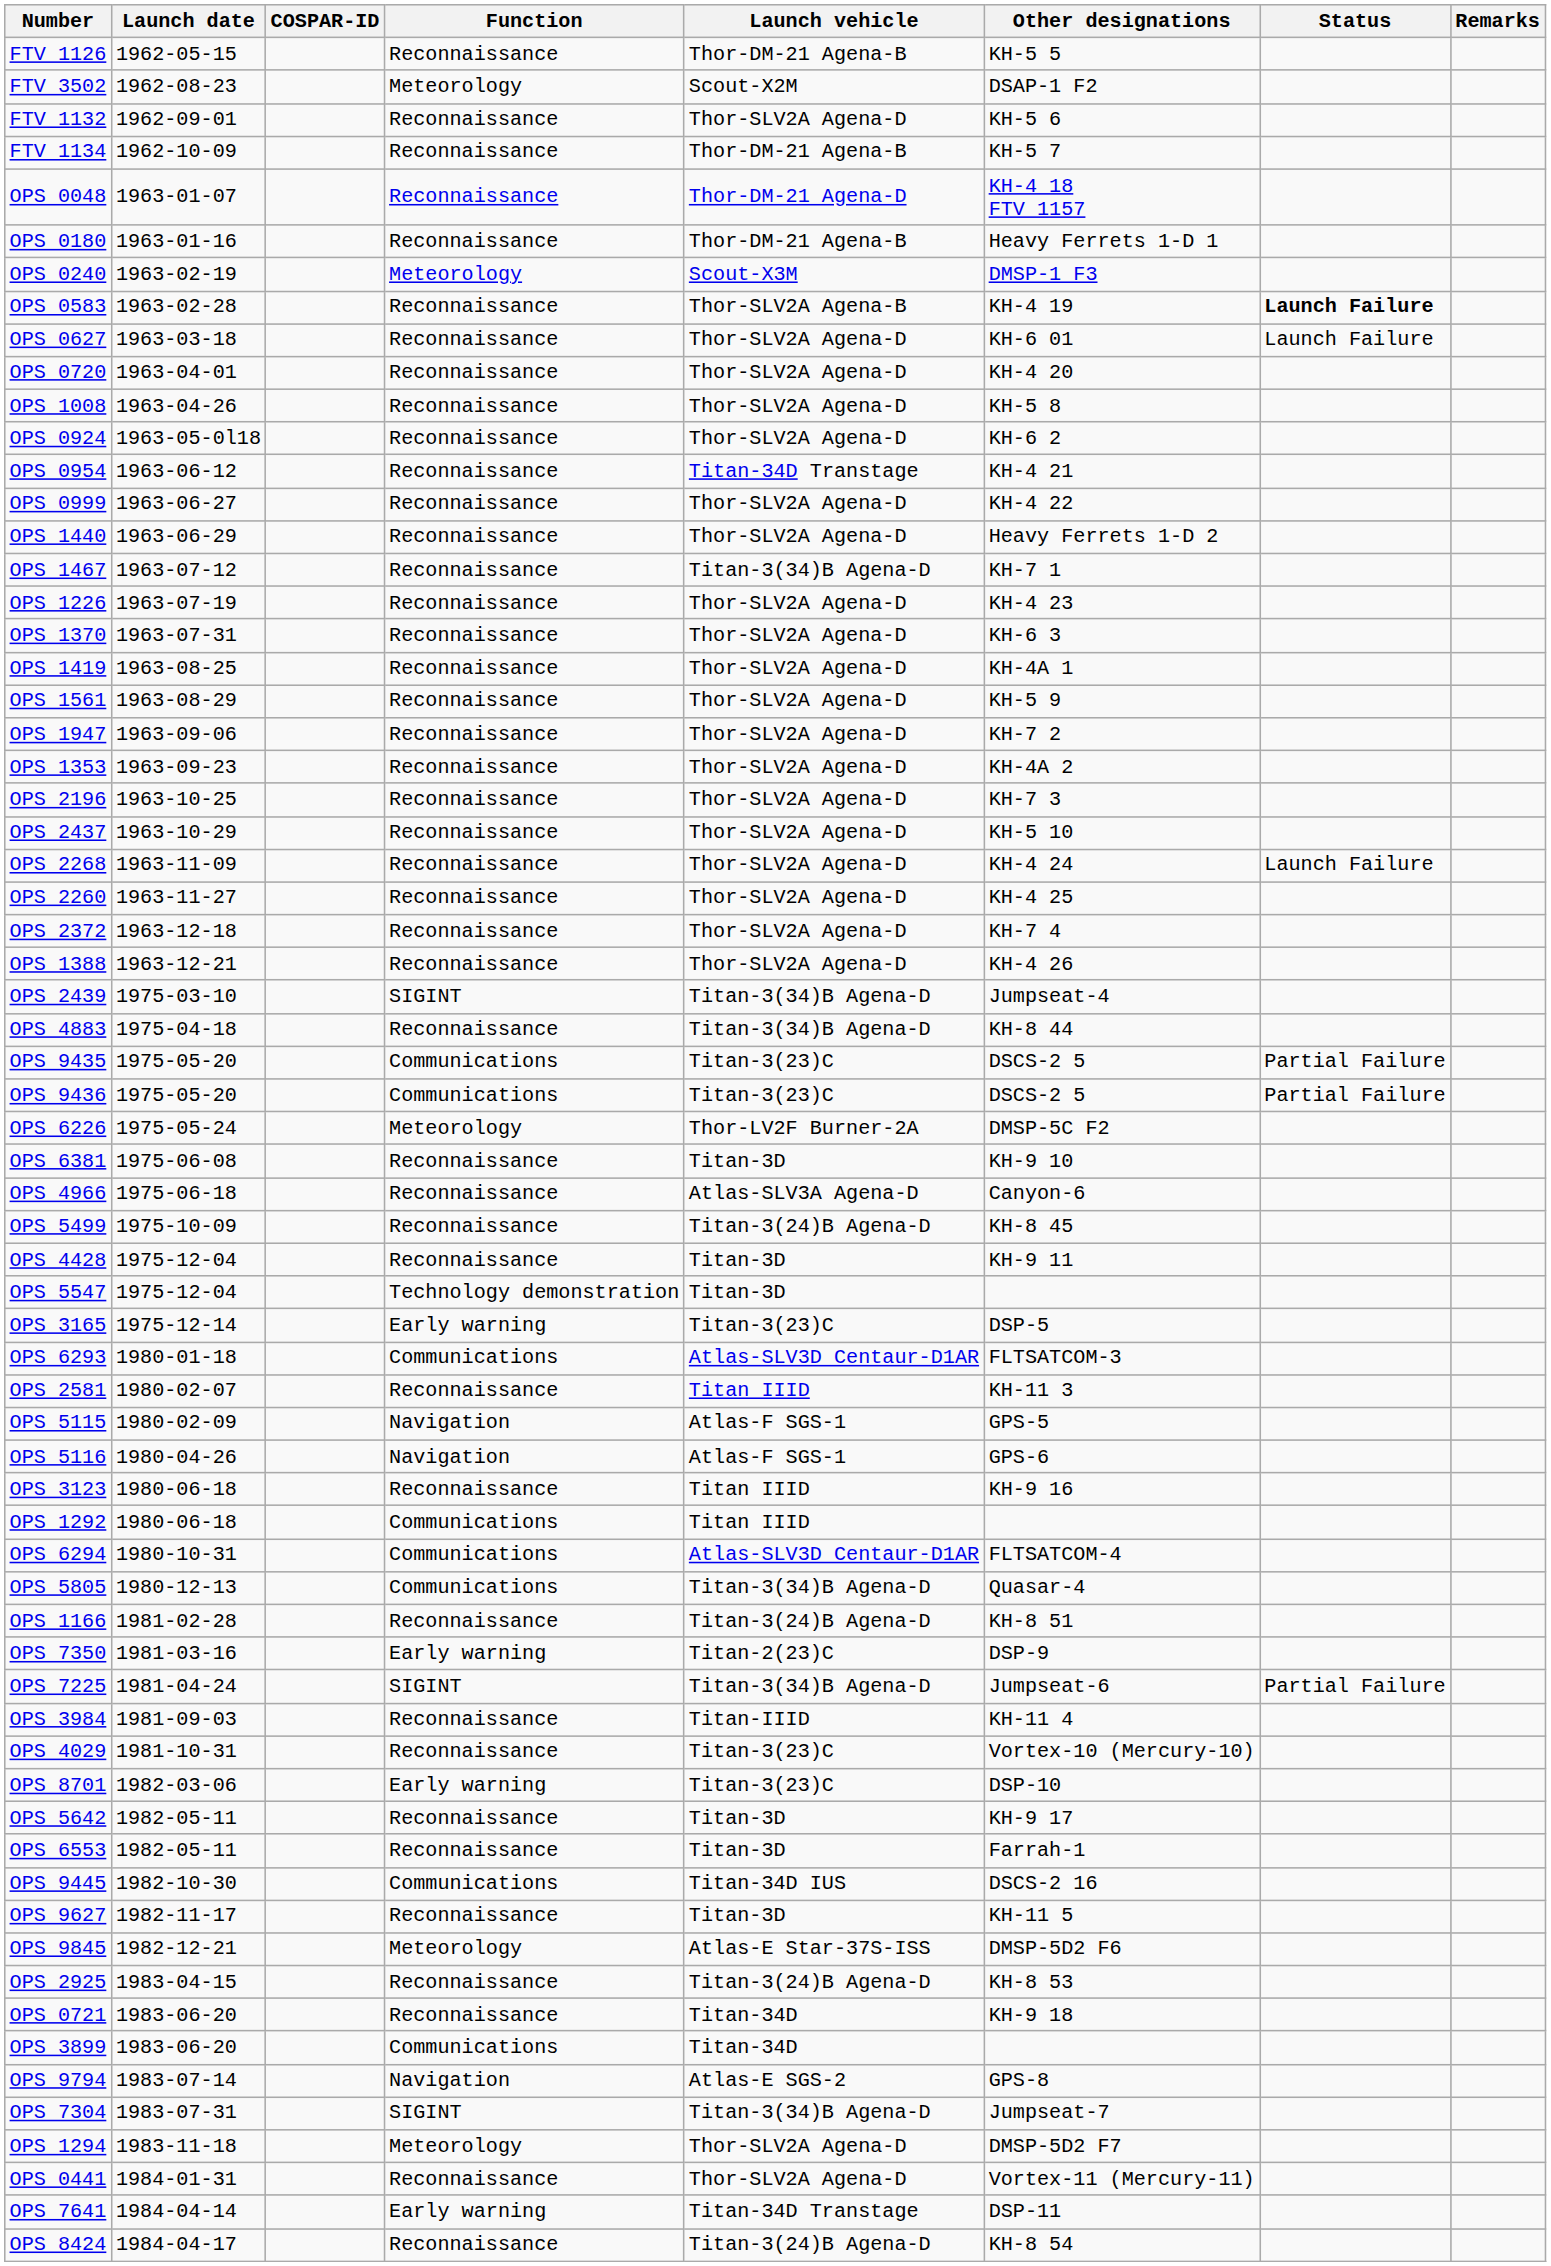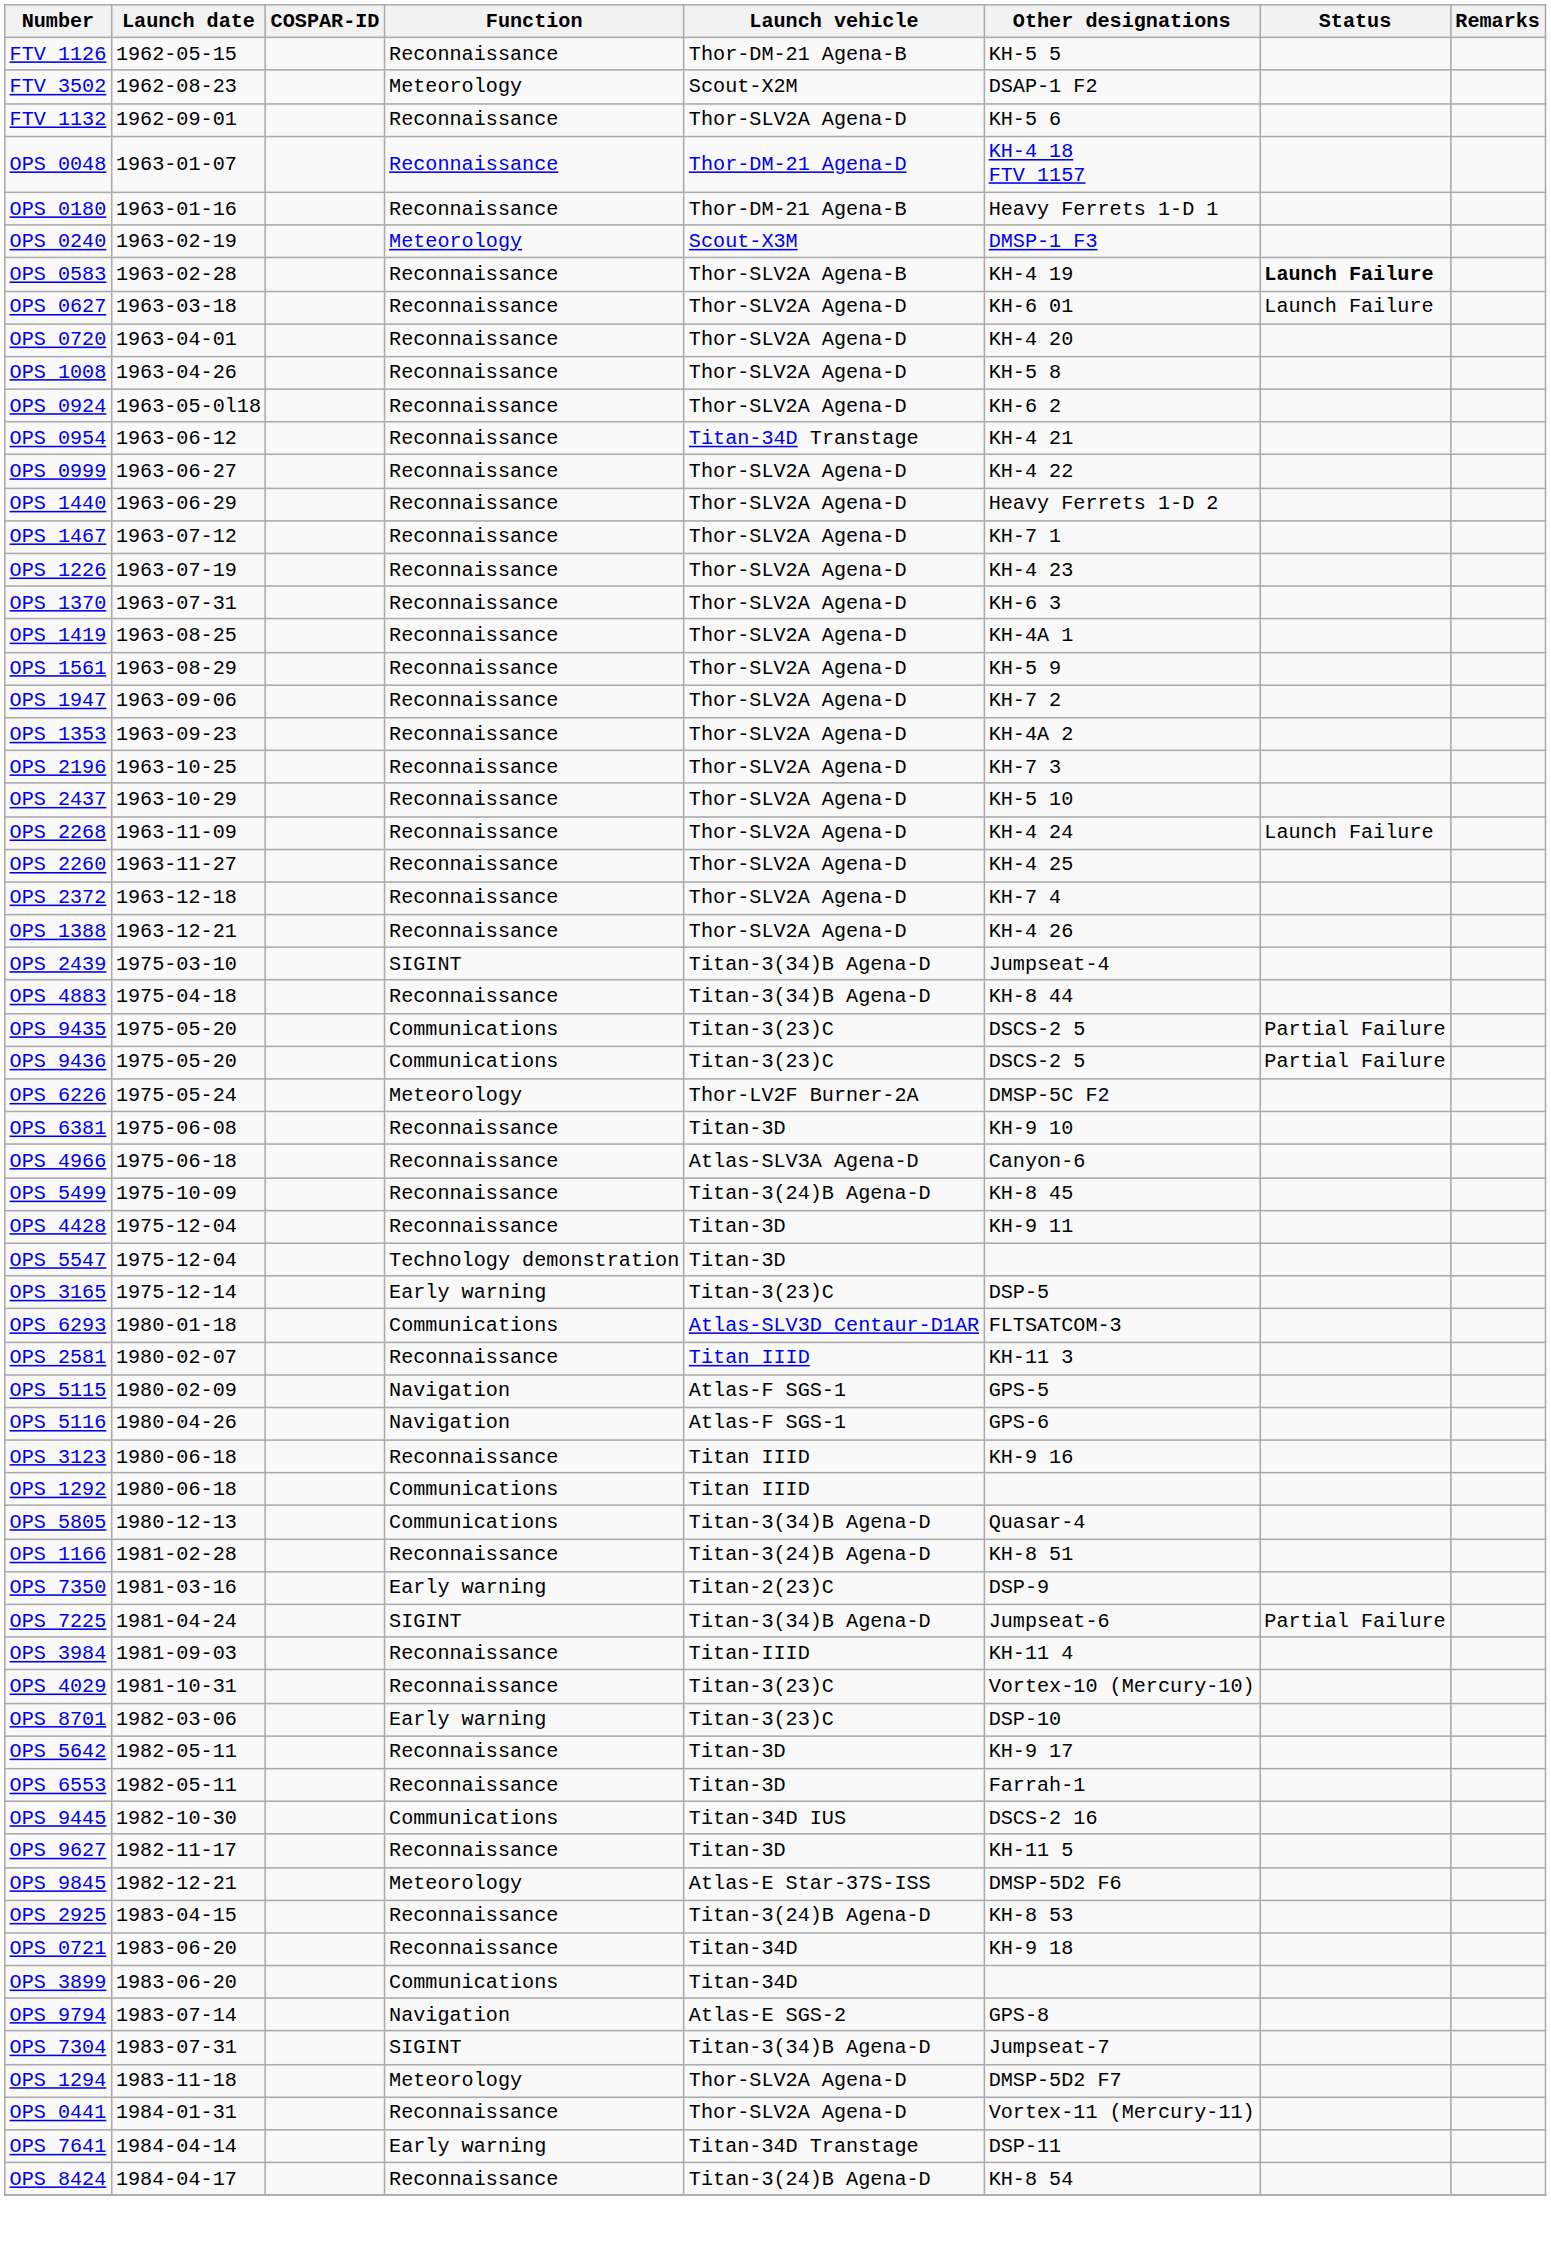- row: (58, 153)
(810, 570) Titan-3(34)B Agena-D -> (798, 537) Thor-SLV2A Agena-D
- row: (58, 1555)
